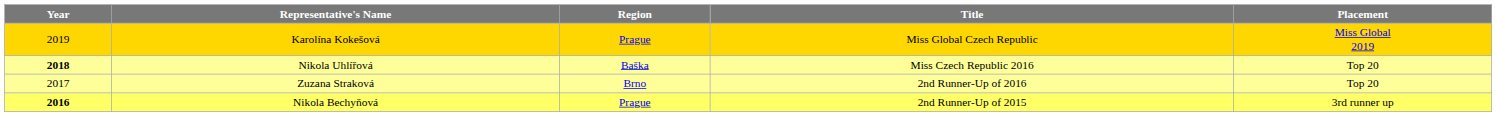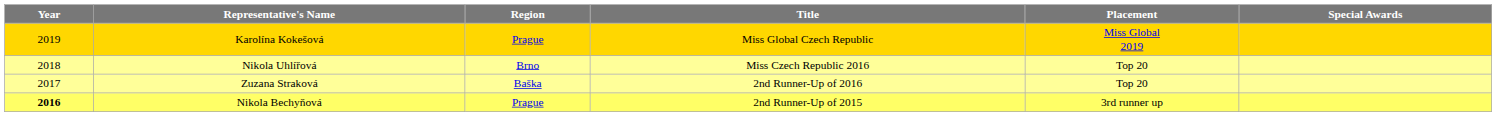+ column: (1365, 14)
(58, 65) bold -> (49, 65) normal
(635, 65) Baška -> (528, 65) Brno
(635, 83) Brno -> (528, 83) Baška
